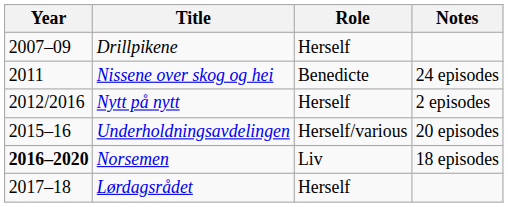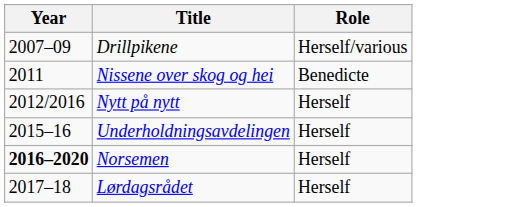- column: (457, 18)
(324, 46) Herself -> (353, 46) Herself/various
(353, 131) Herself/various -> (324, 131) Herself
(310, 159) Liv -> (324, 159) Herself
